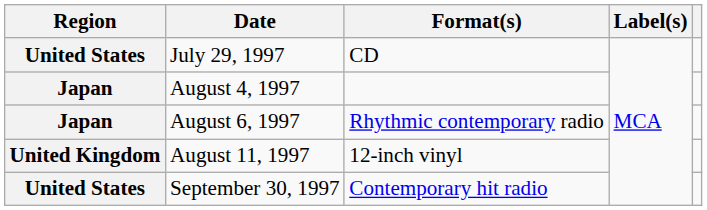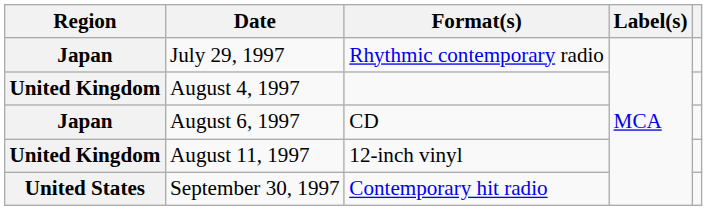(85, 54) United States -> (85, 54) Japan
(364, 54) CD -> (477, 54) Rhythmic contemporary radio
(85, 88) Japan -> (85, 88) United Kingdom
(477, 121) Rhythmic contemporary radio -> (364, 121) CD
